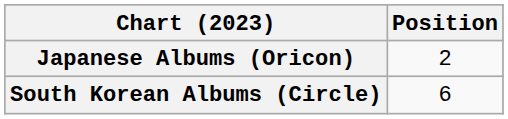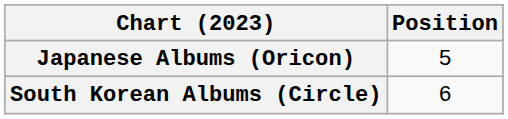(445, 59) 2 -> (445, 59) 5
